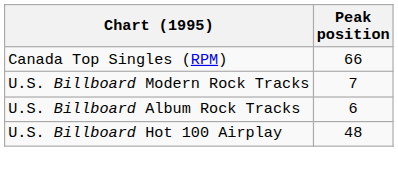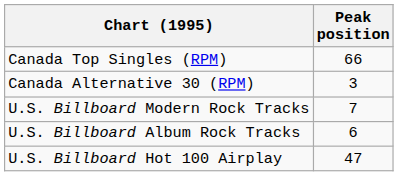+ row: (131, 84)
(353, 134) 48 -> (353, 158) 47
